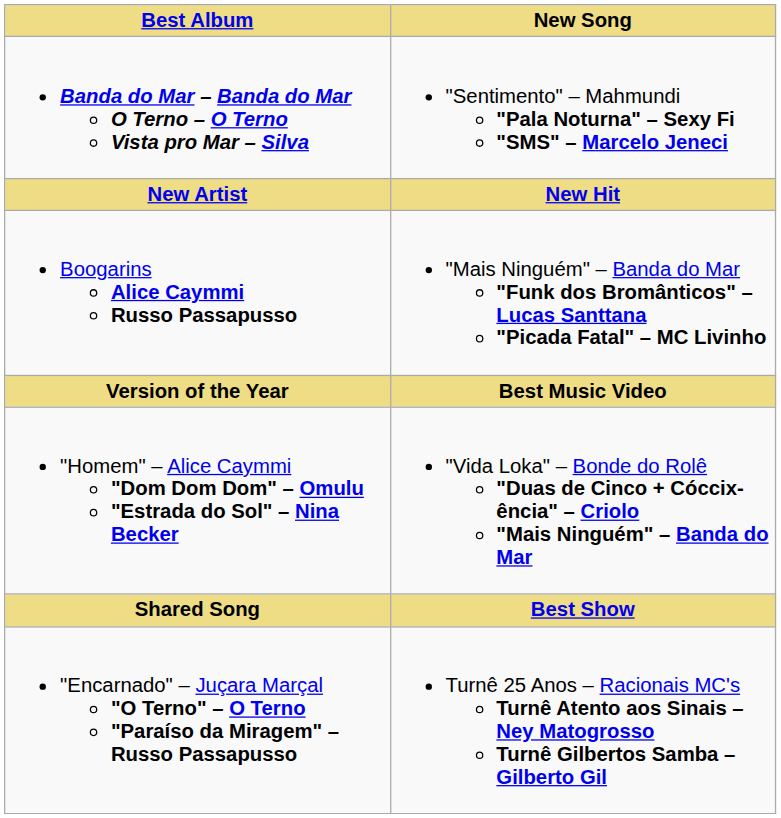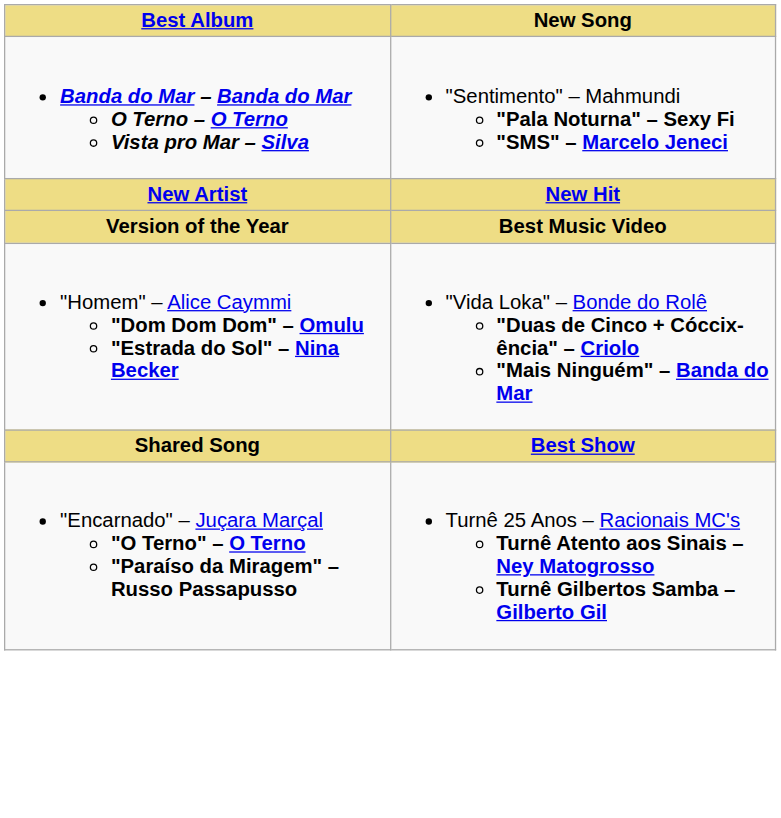- row: (197, 293)
